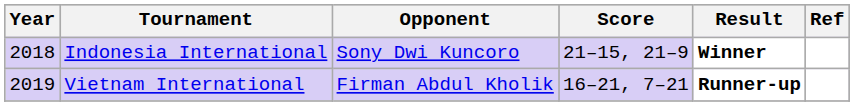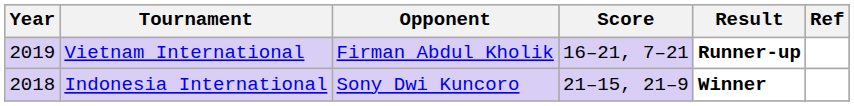rows swapped: (196, 53) <-> (184, 85)
